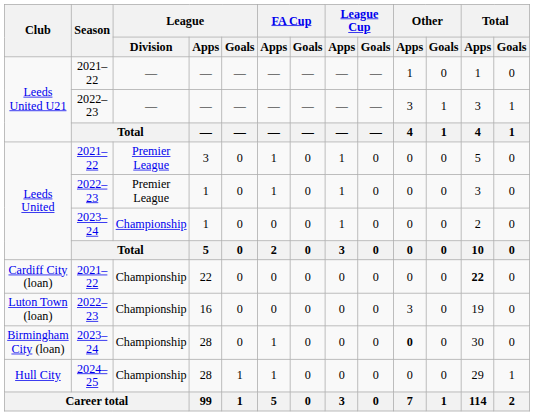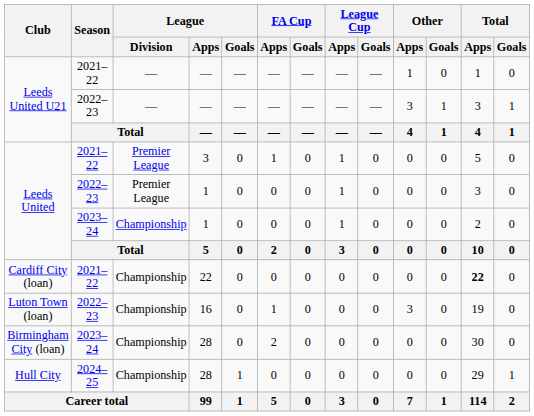(274, 191) 1 -> (274, 191) 0
(274, 309) 0 -> (274, 309) 1
(274, 342) 1 -> (274, 342) 2
(410, 342) bold -> (410, 342) normal
(274, 375) 1 -> (274, 375) 0
